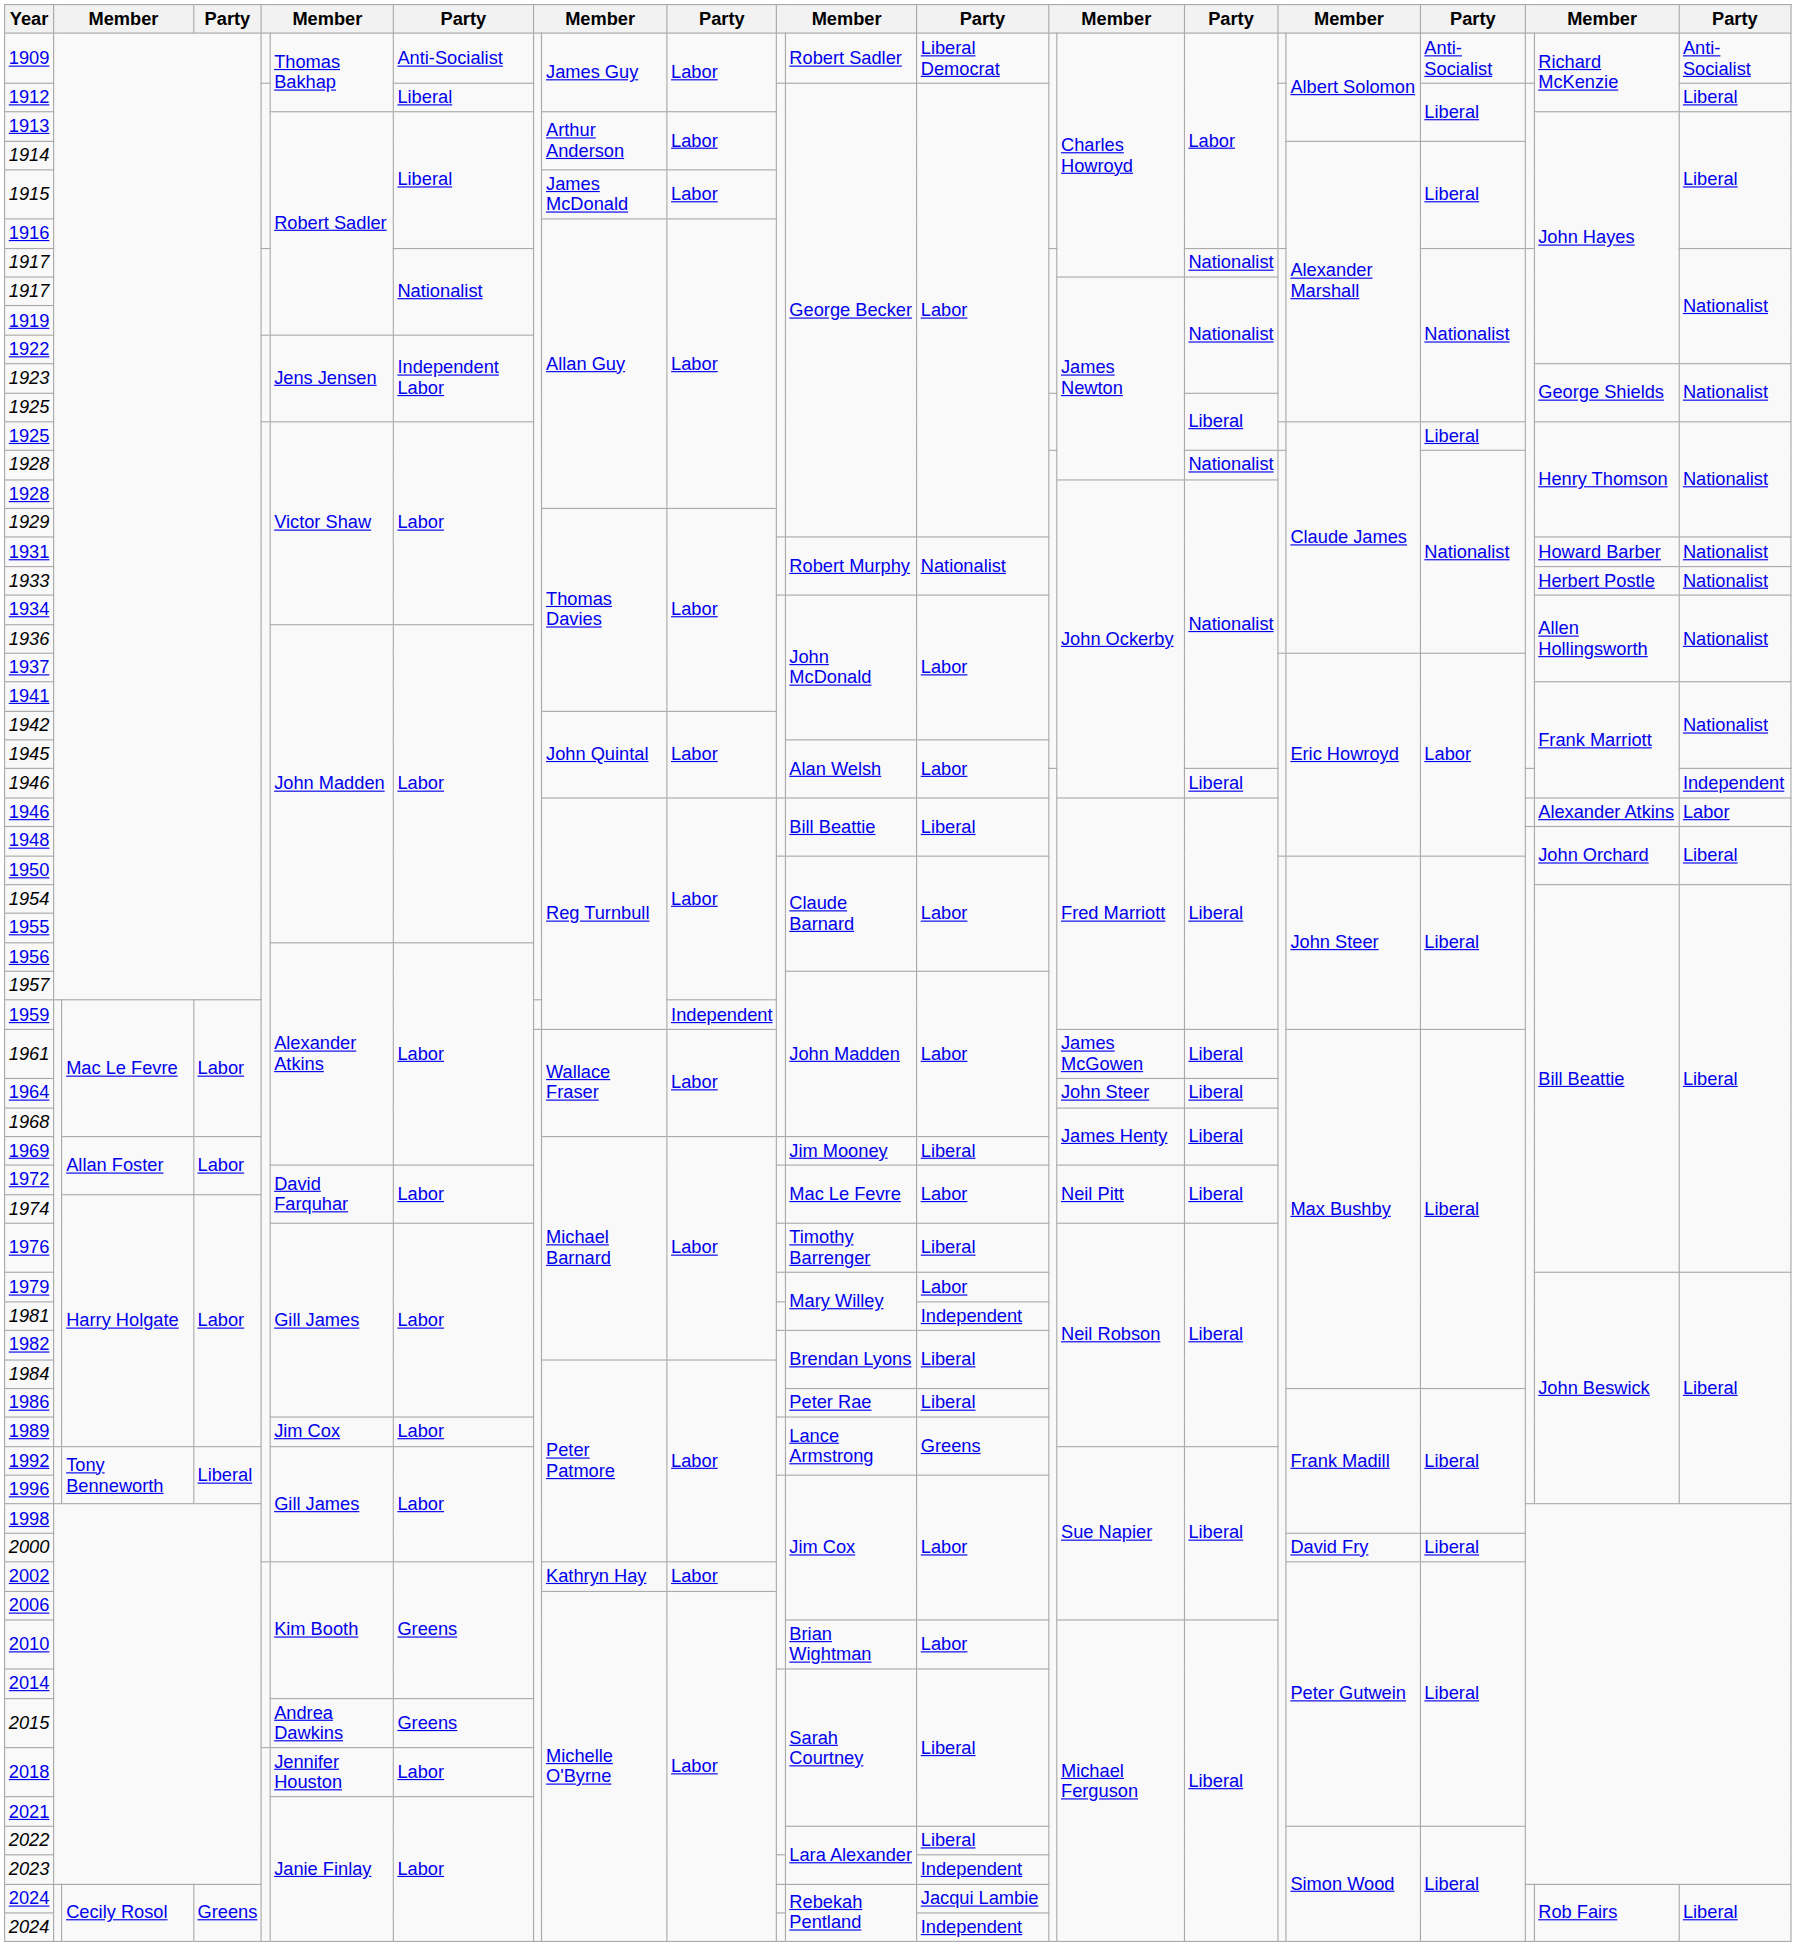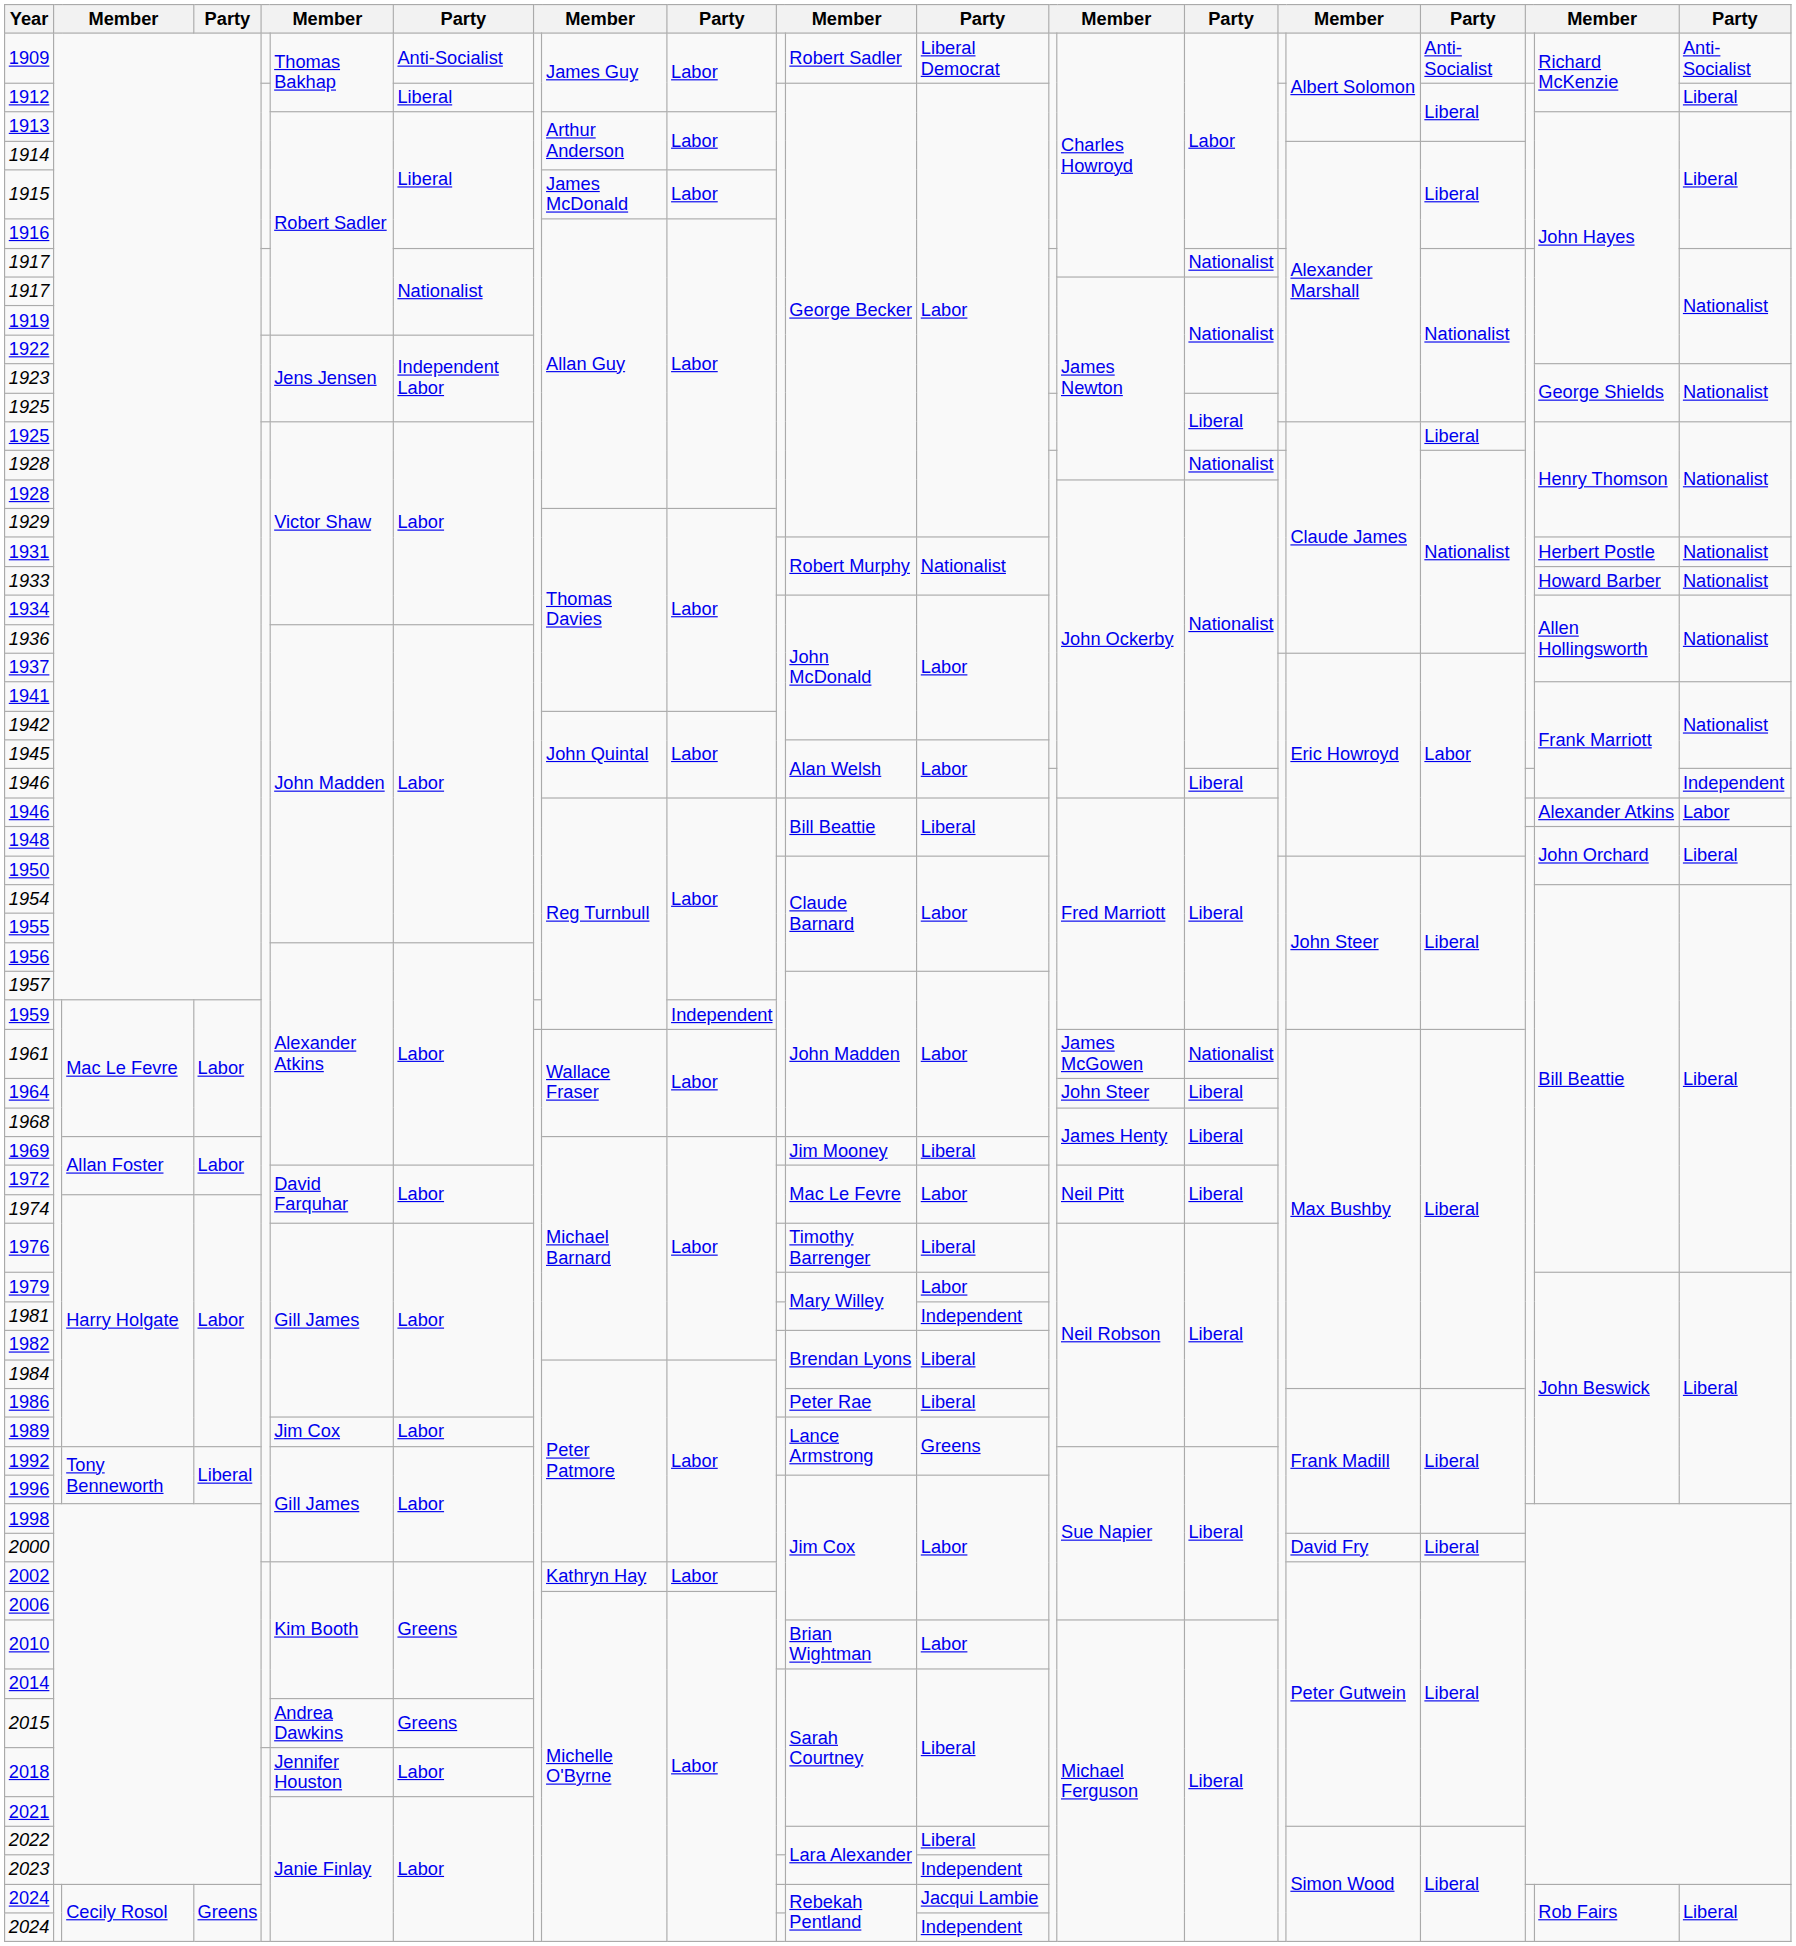(1600, 551) Howard Barber -> (1597, 551) Herbert Postle
(1597, 580) Herbert Postle -> (1600, 580) Howard Barber
(1216, 1053) Liberal -> (1231, 1053) Nationalist
